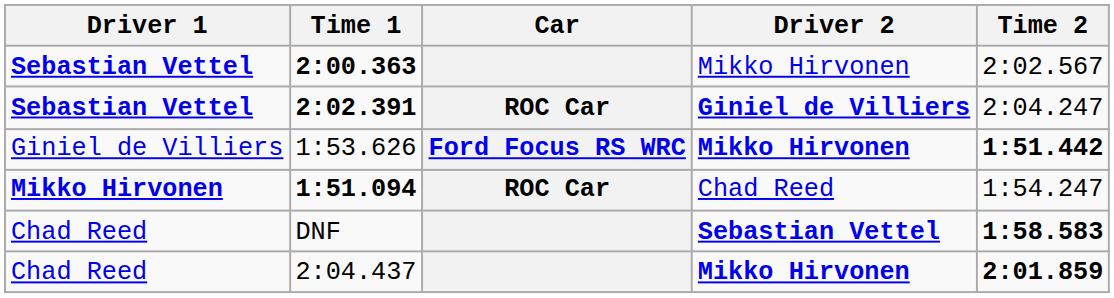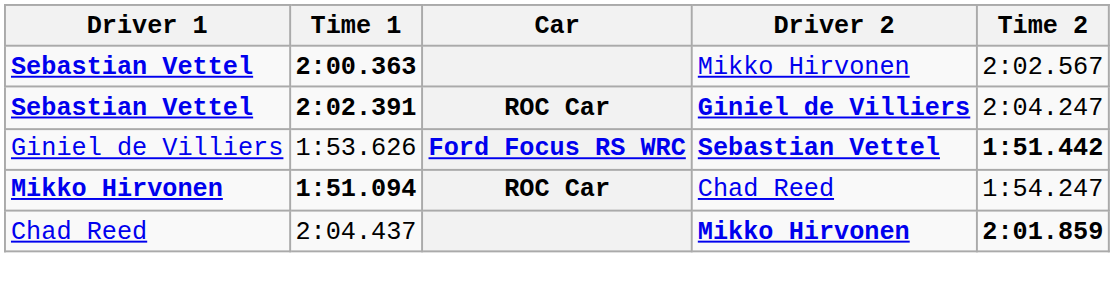(804, 149) Mikko Hirvonen -> (819, 149) Sebastian Vettel
- row: (318, 231)
